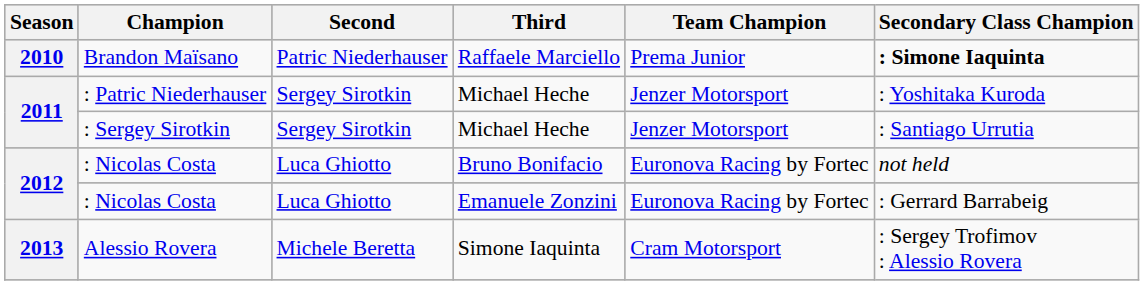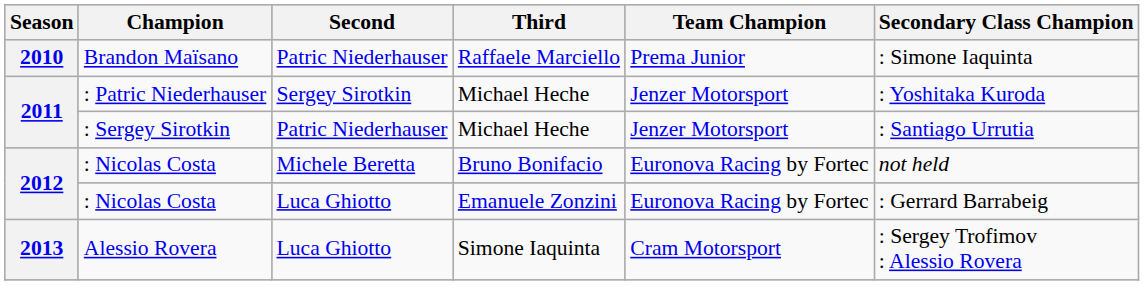(962, 57) bold -> (956, 57) normal
(344, 128) Sergey Sirotkin -> (362, 128) Patric Niederhauser
(334, 164) Luca Ghiotto -> (346, 164) Michele Beretta
(346, 248) Michele Beretta -> (334, 248) Luca Ghiotto
